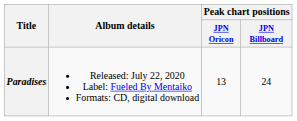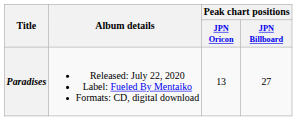(266, 81) 24 -> (266, 81) 27
